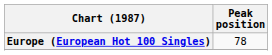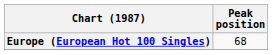(241, 41) 78 -> (241, 41) 68
